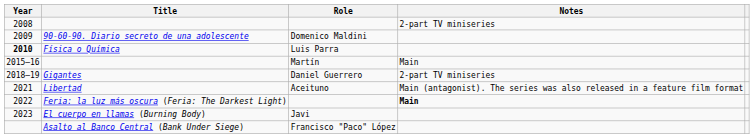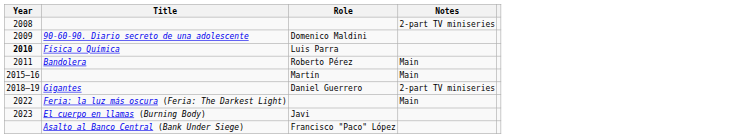+ row: (65, 62)
- row: (62, 88)
(409, 101) bold -> (409, 101) normal
